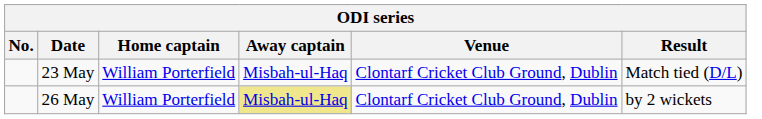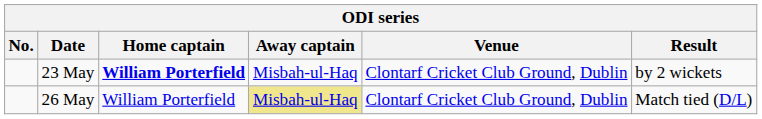(169, 72) normal -> (174, 72) bold
(684, 72) Match tied (D/L) -> (679, 72) by 2 wickets
(669, 99) by 2 wickets -> (694, 99) Match tied (D/L)
